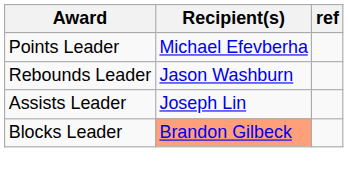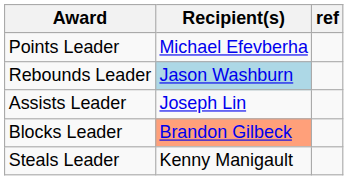(226, 75) no background -> (226, 75) lightblue background
+ row: (64, 160)
